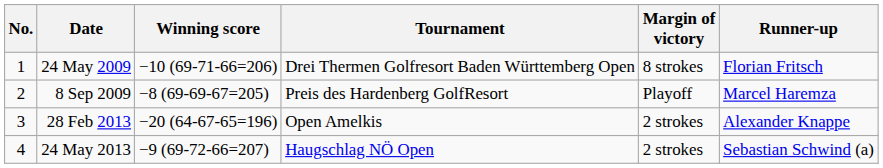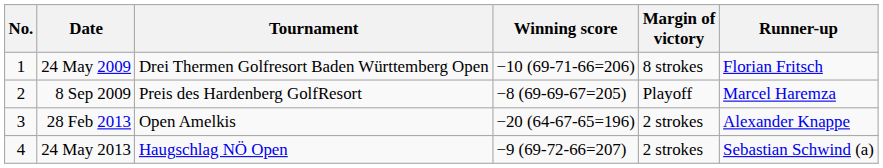columns swapped: (460, 28) <-> (208, 28)
